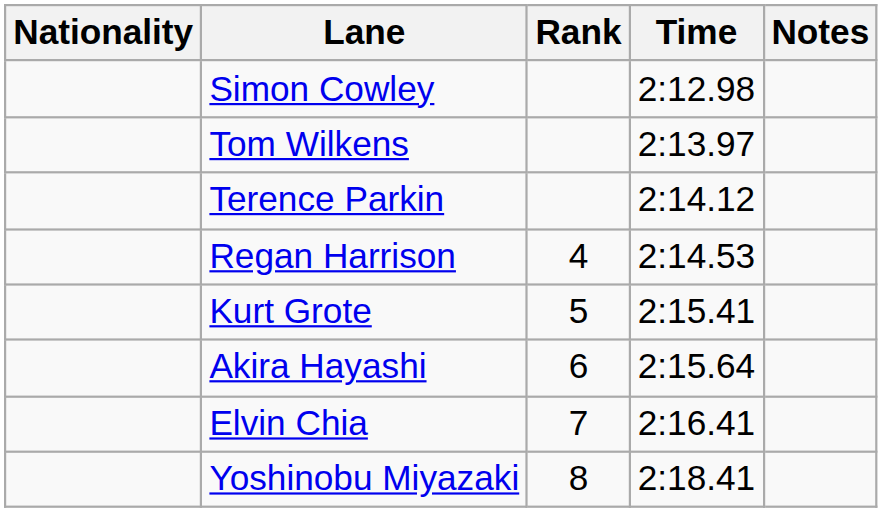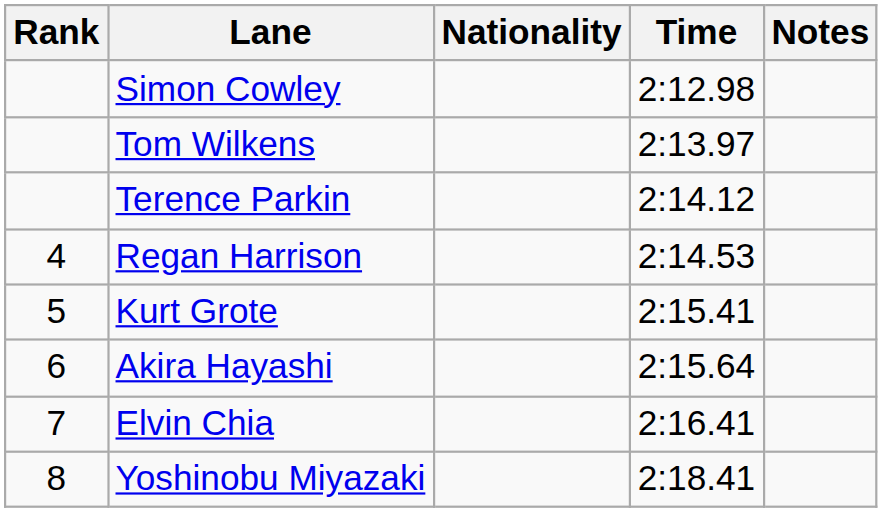columns swapped: (578, 32) <-> (103, 32)
